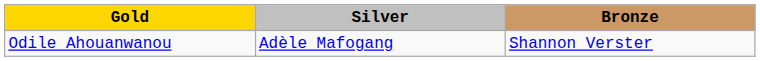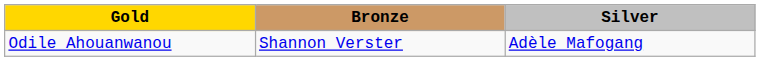columns swapped: (380, 18) <-> (630, 18)
